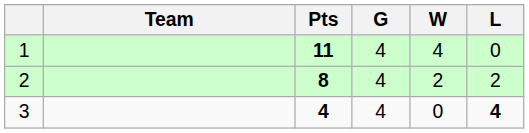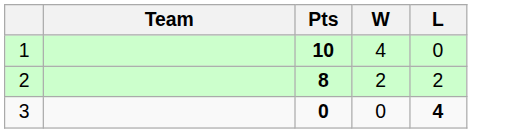- column: (381, 19)
(323, 50) 11 -> (323, 50) 10
(323, 111) 4 -> (323, 111) 0
